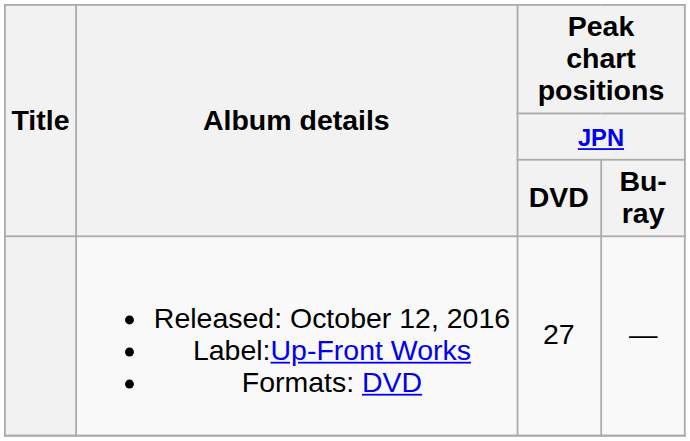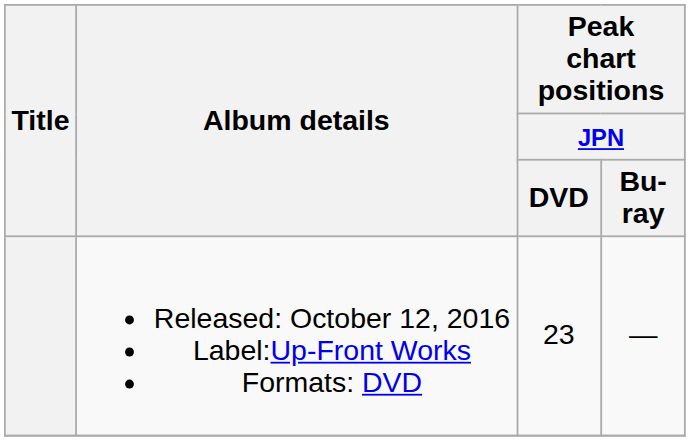(559, 335) 27 -> (559, 335) 23
